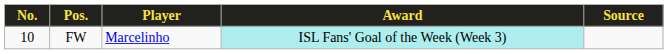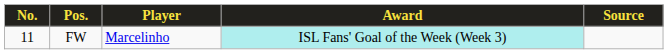(27, 37) 10 -> (27, 37) 11
